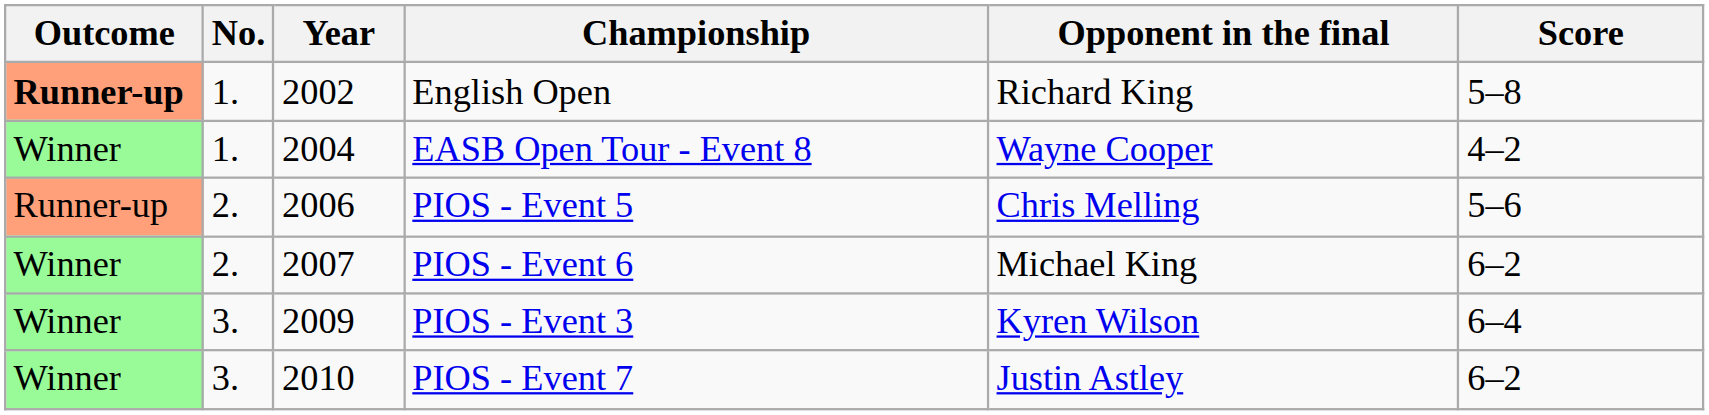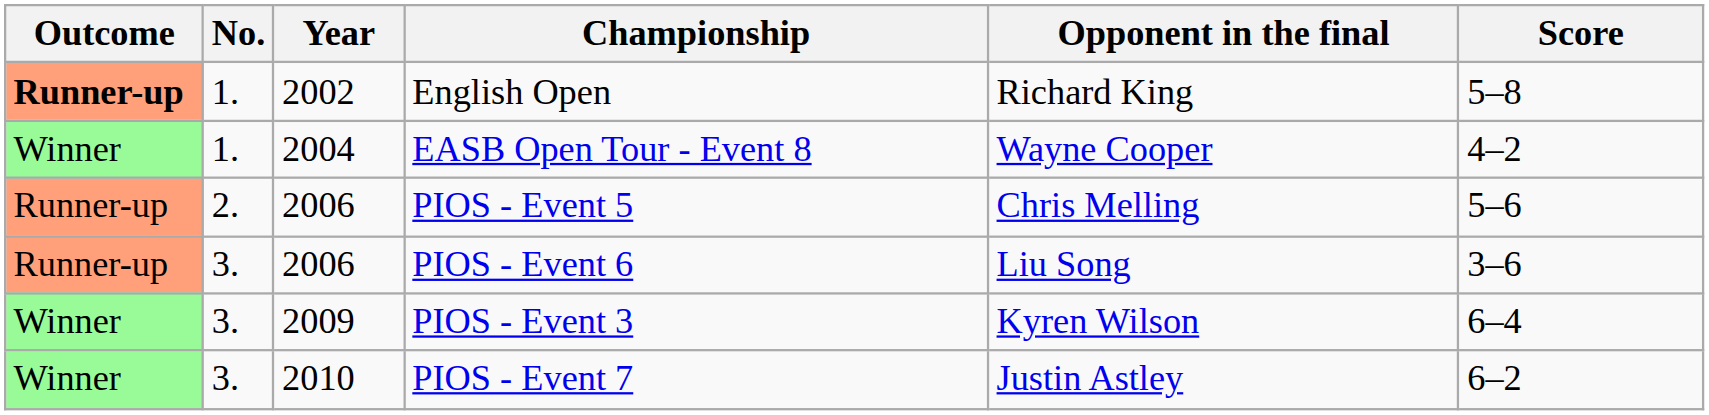+ row: (318, 263)
- row: (318, 263)
